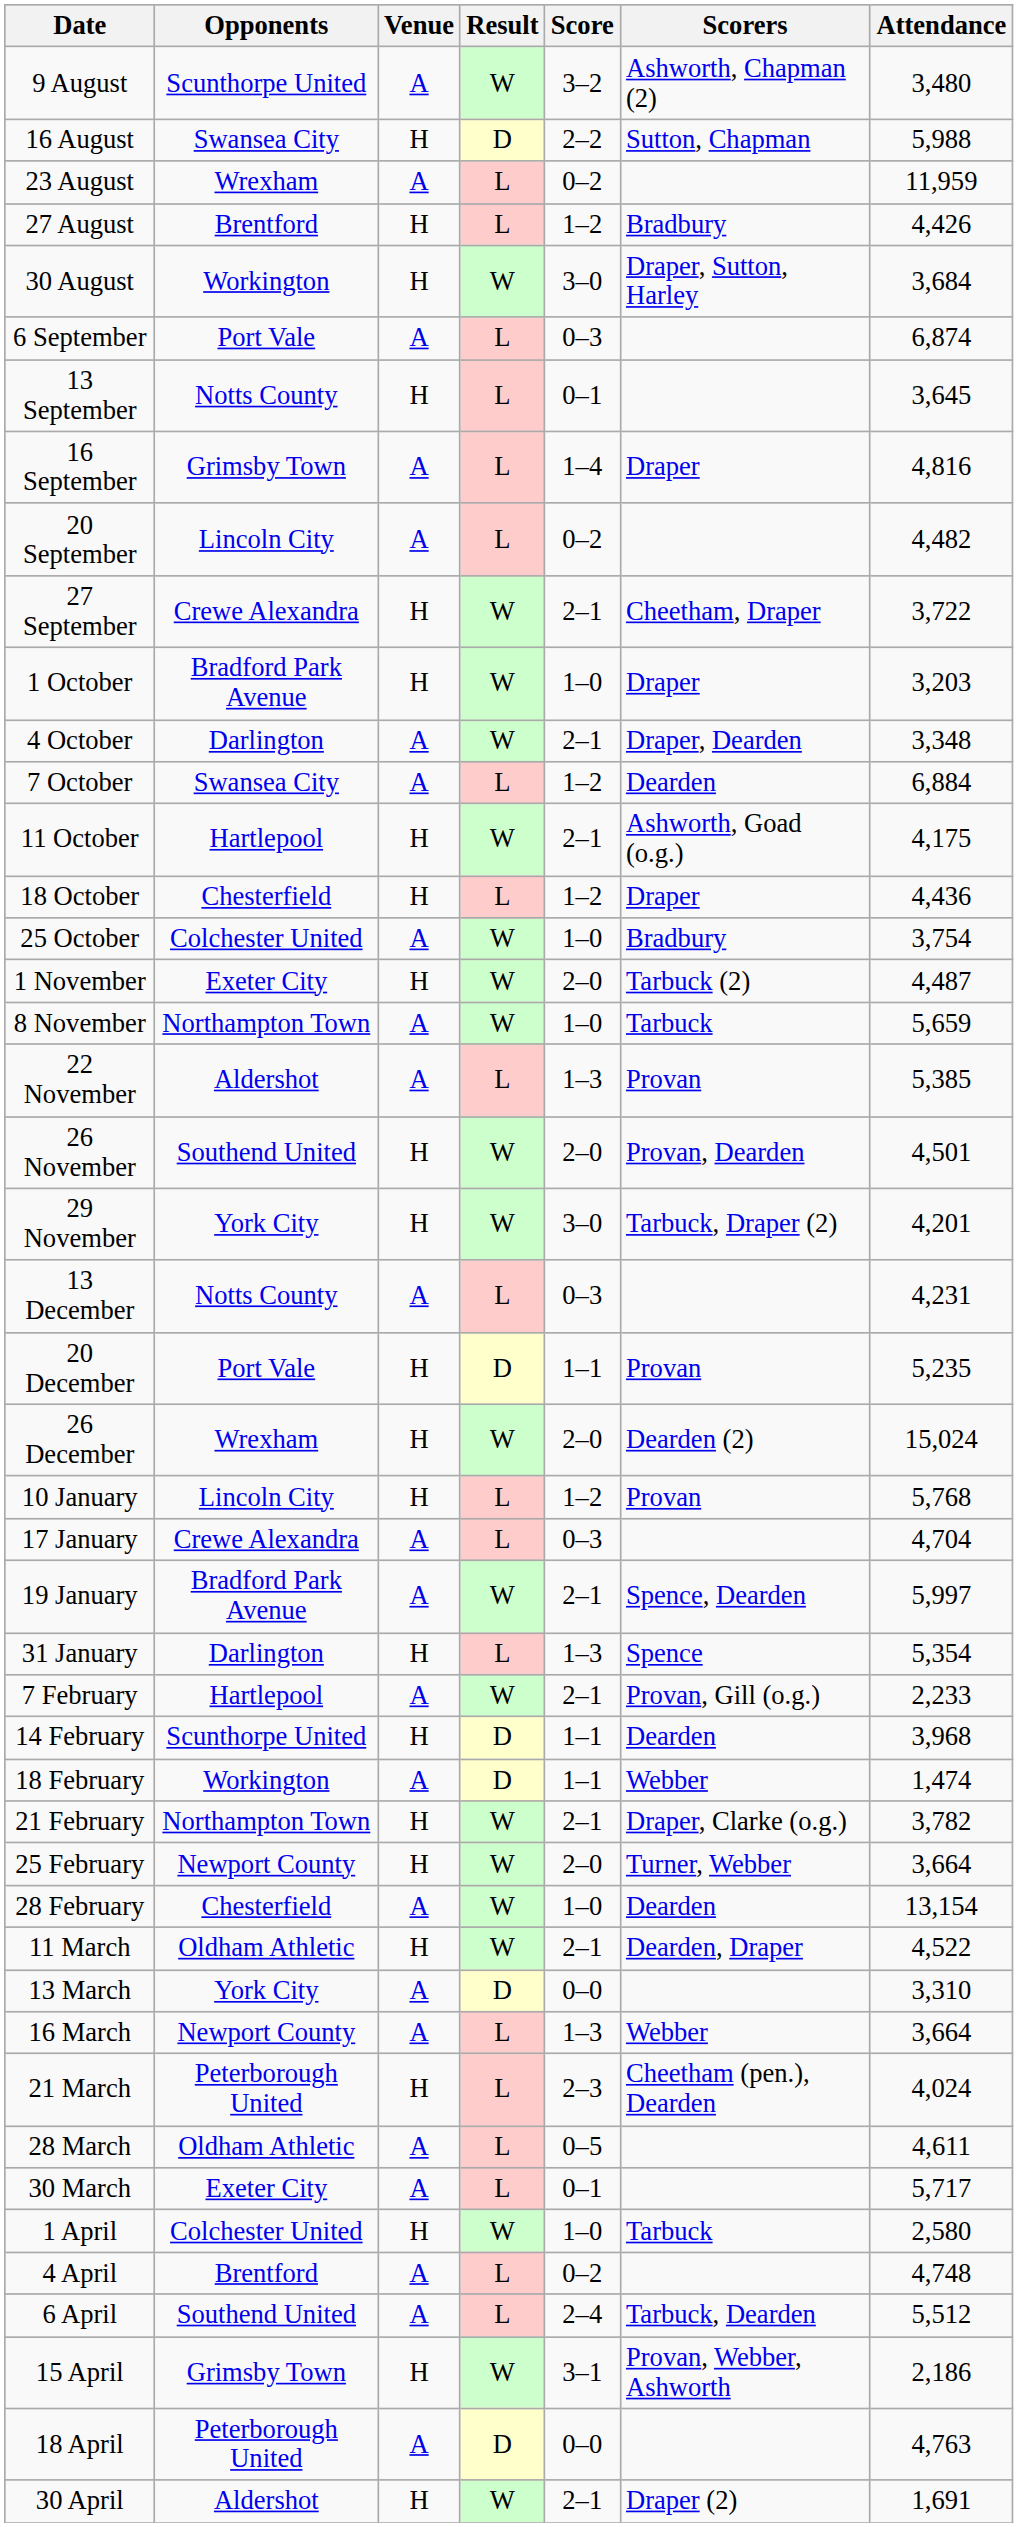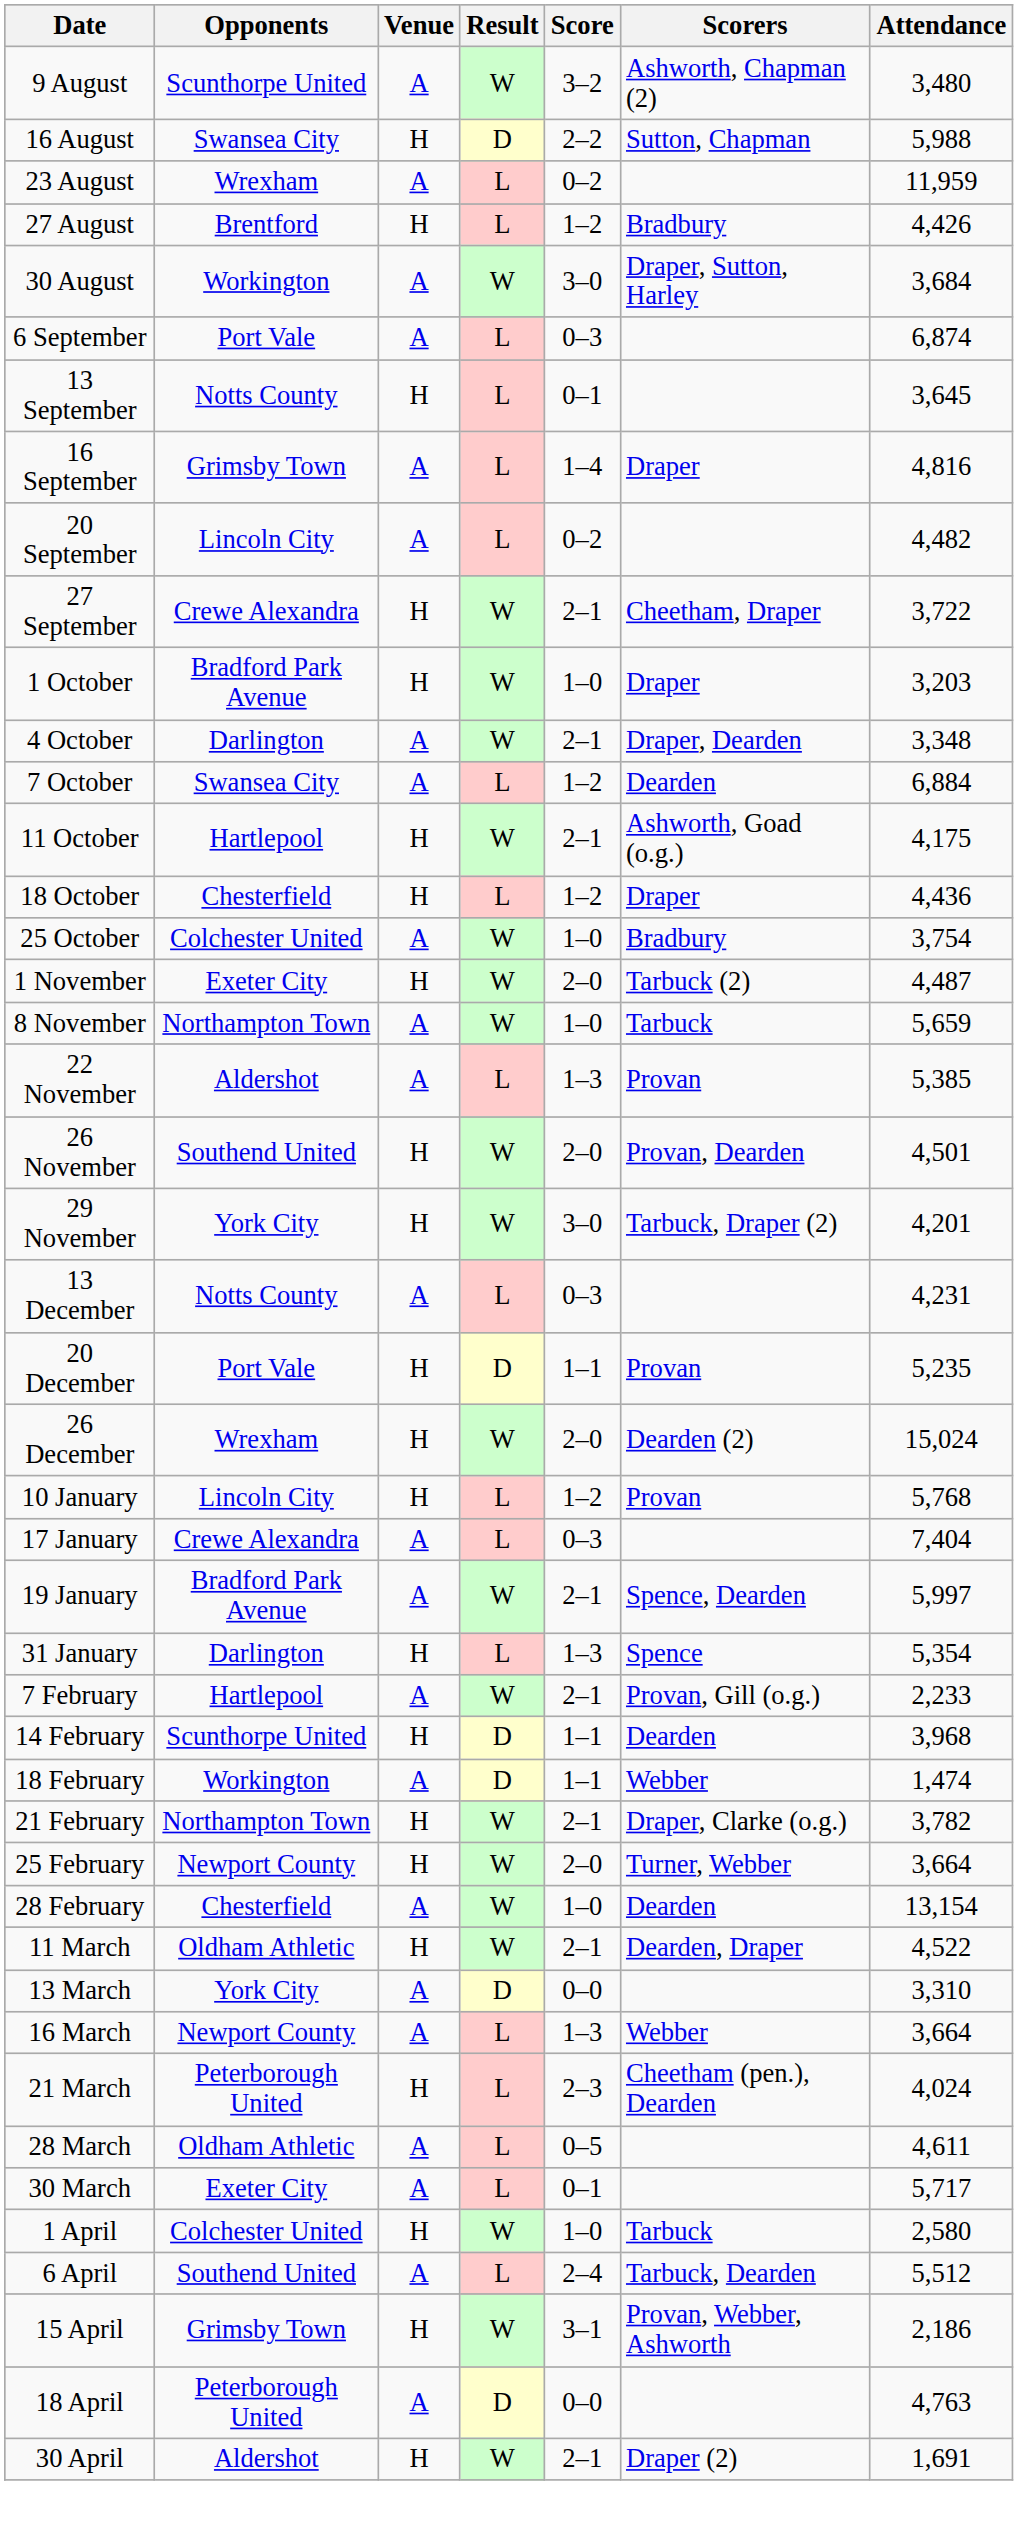(419, 280) H -> (419, 280) A
(941, 1539) 4,704 -> (941, 1539) 7,404
- row: (80, 2272)
